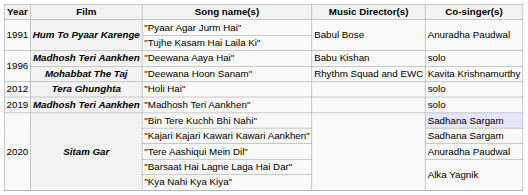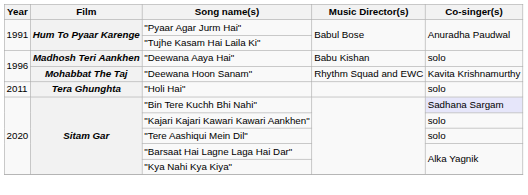(17, 89) 2012 -> (17, 89) 2011
- row: (197, 105)
(466, 136) Sadhana Sargam -> (437, 120) solo
(469, 151) Anuradha Paudwal -> (437, 136) solo
